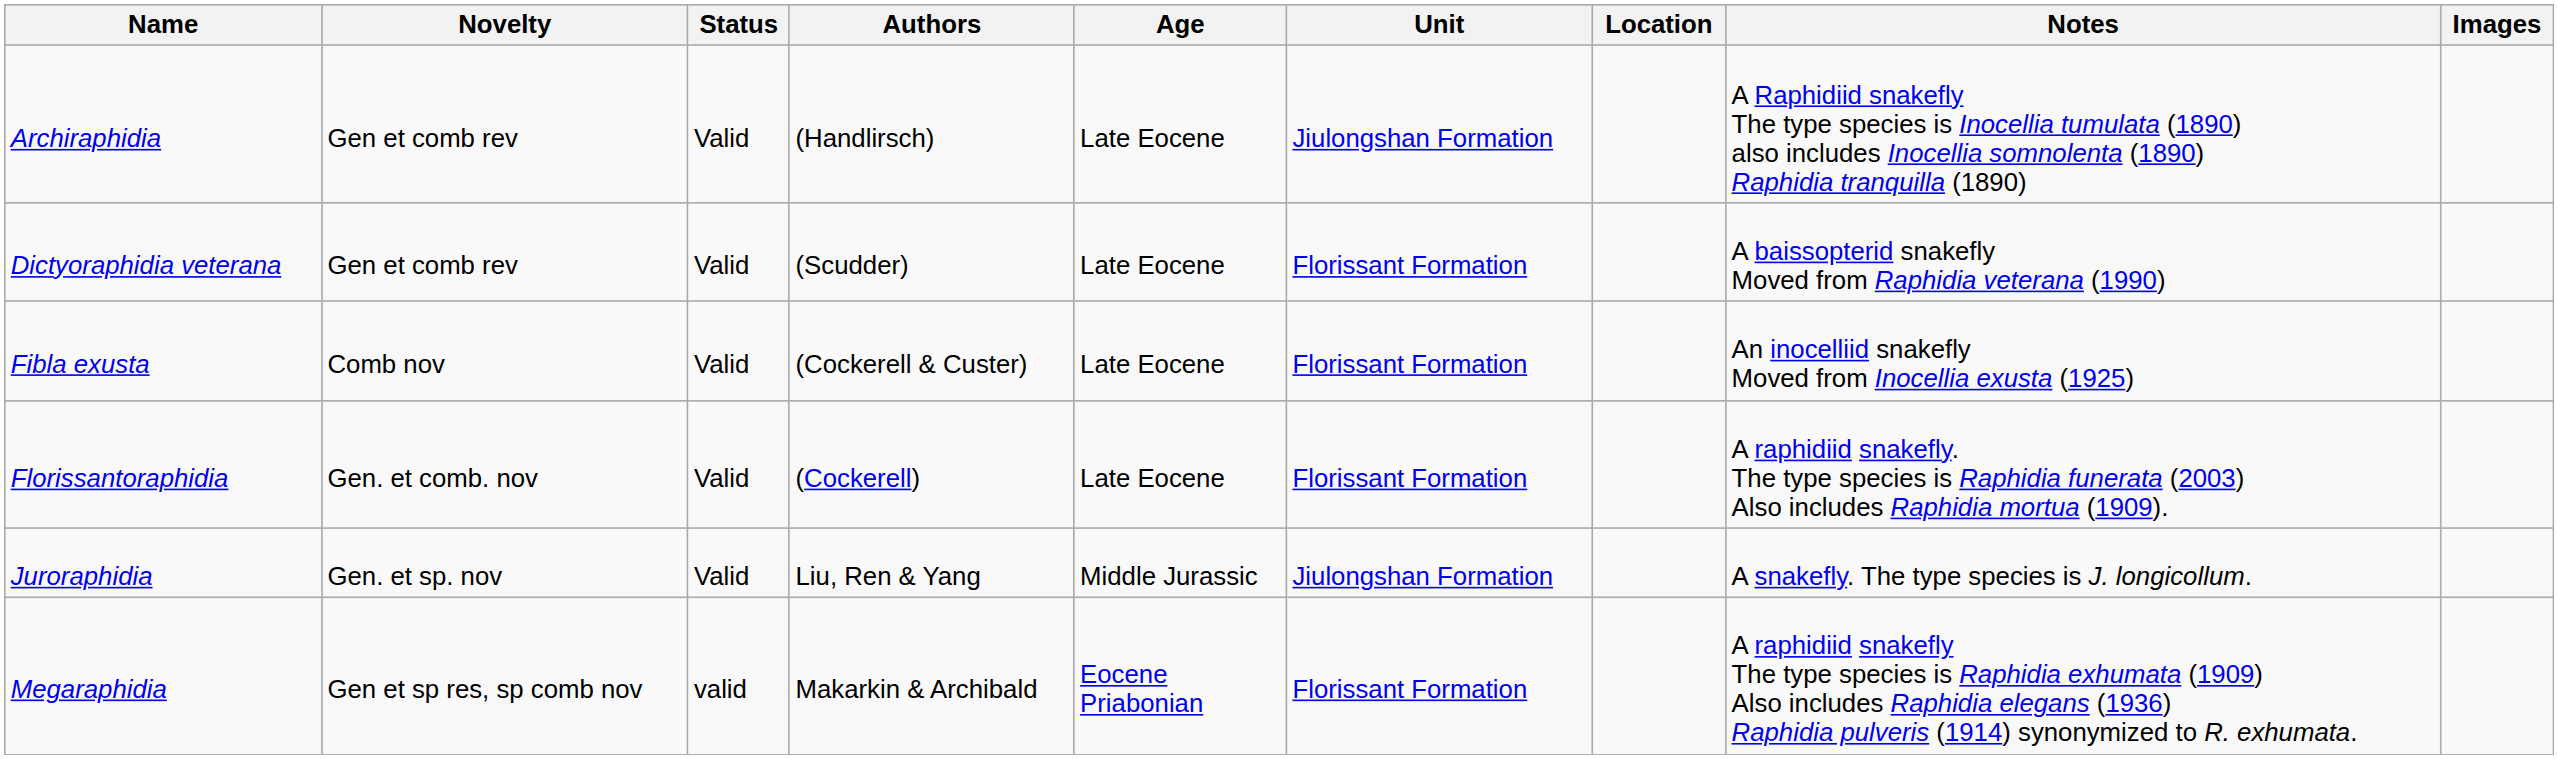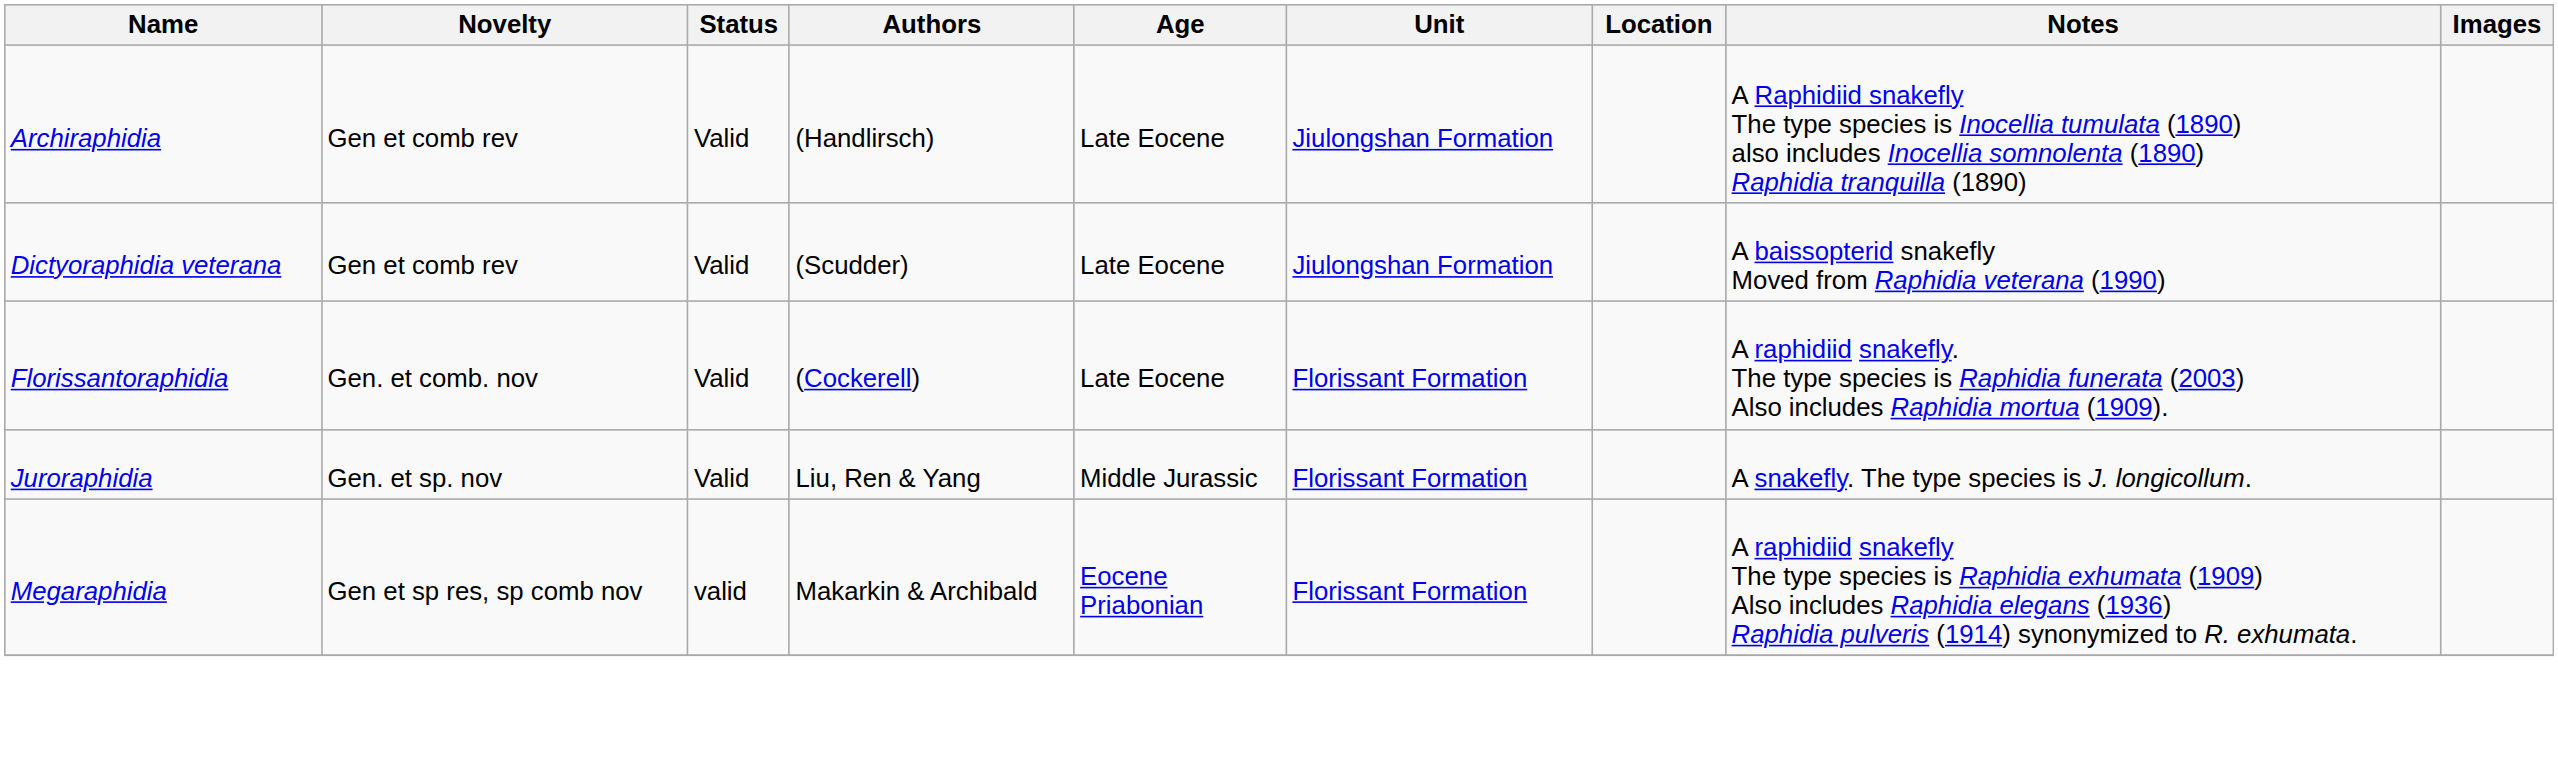(1410, 266) Florissant Formation -> (1423, 266) Jiulongshan Formation
- row: (80, 364)
(1423, 576) Jiulongshan Formation -> (1410, 478) Florissant Formation
